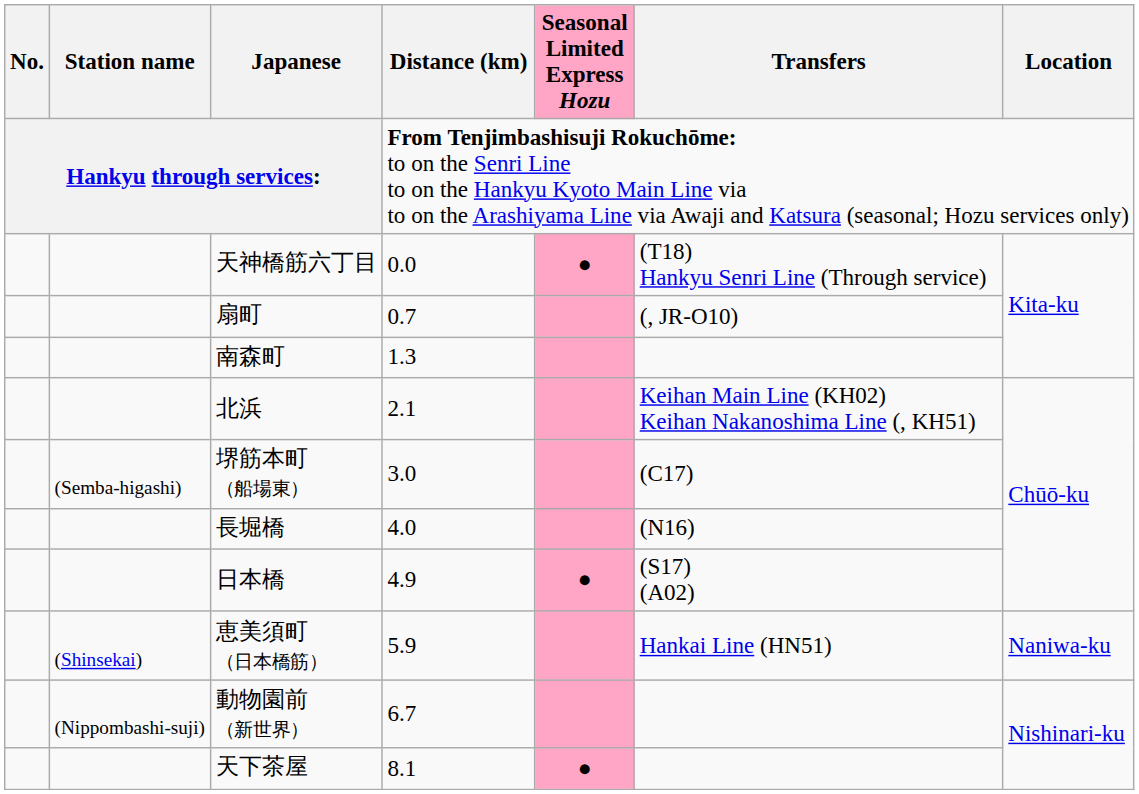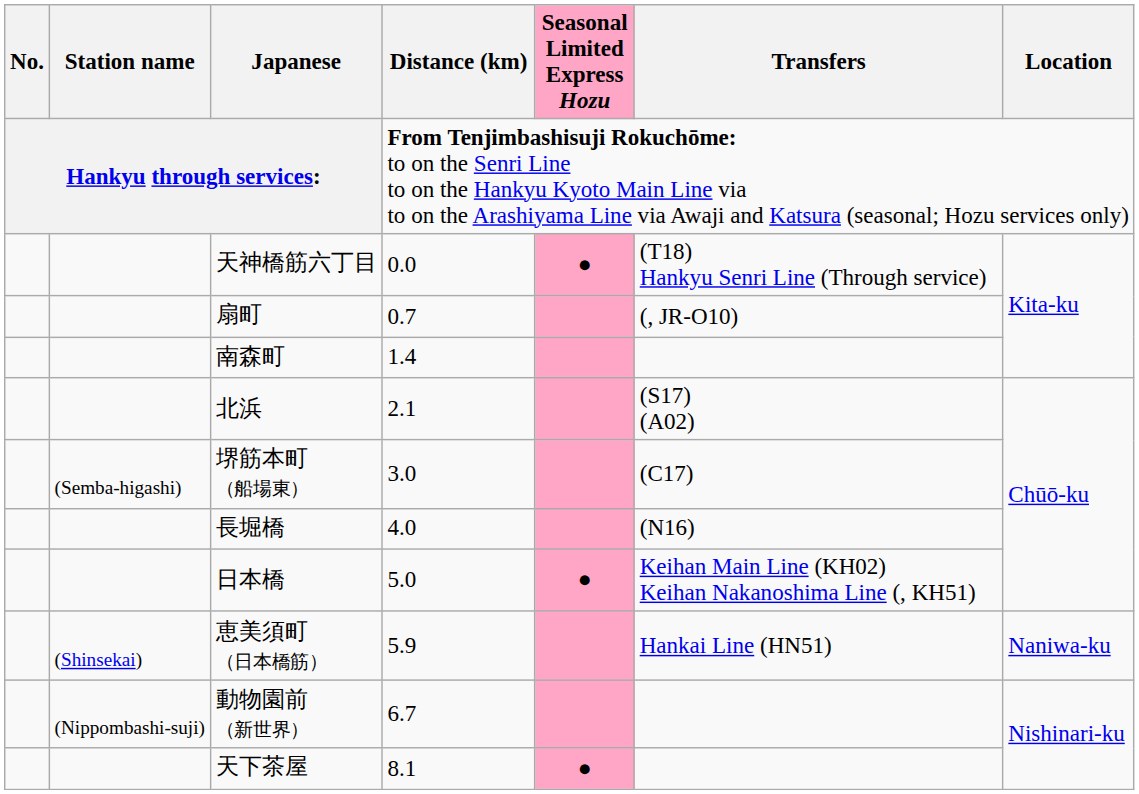(402, 356) 1.3 -> (402, 356) 1.4
(808, 408) Keihan Main Line (KH02) Keihan Nakanoshima Line (, KH51) -> (667, 408) (S17) (A02)
(402, 580) 4.9 -> (402, 580) 5.0
(667, 580) (S17) (A02) -> (808, 580) Keihan Main Line (KH02) Keihan Nakanoshima Line (, KH51)
